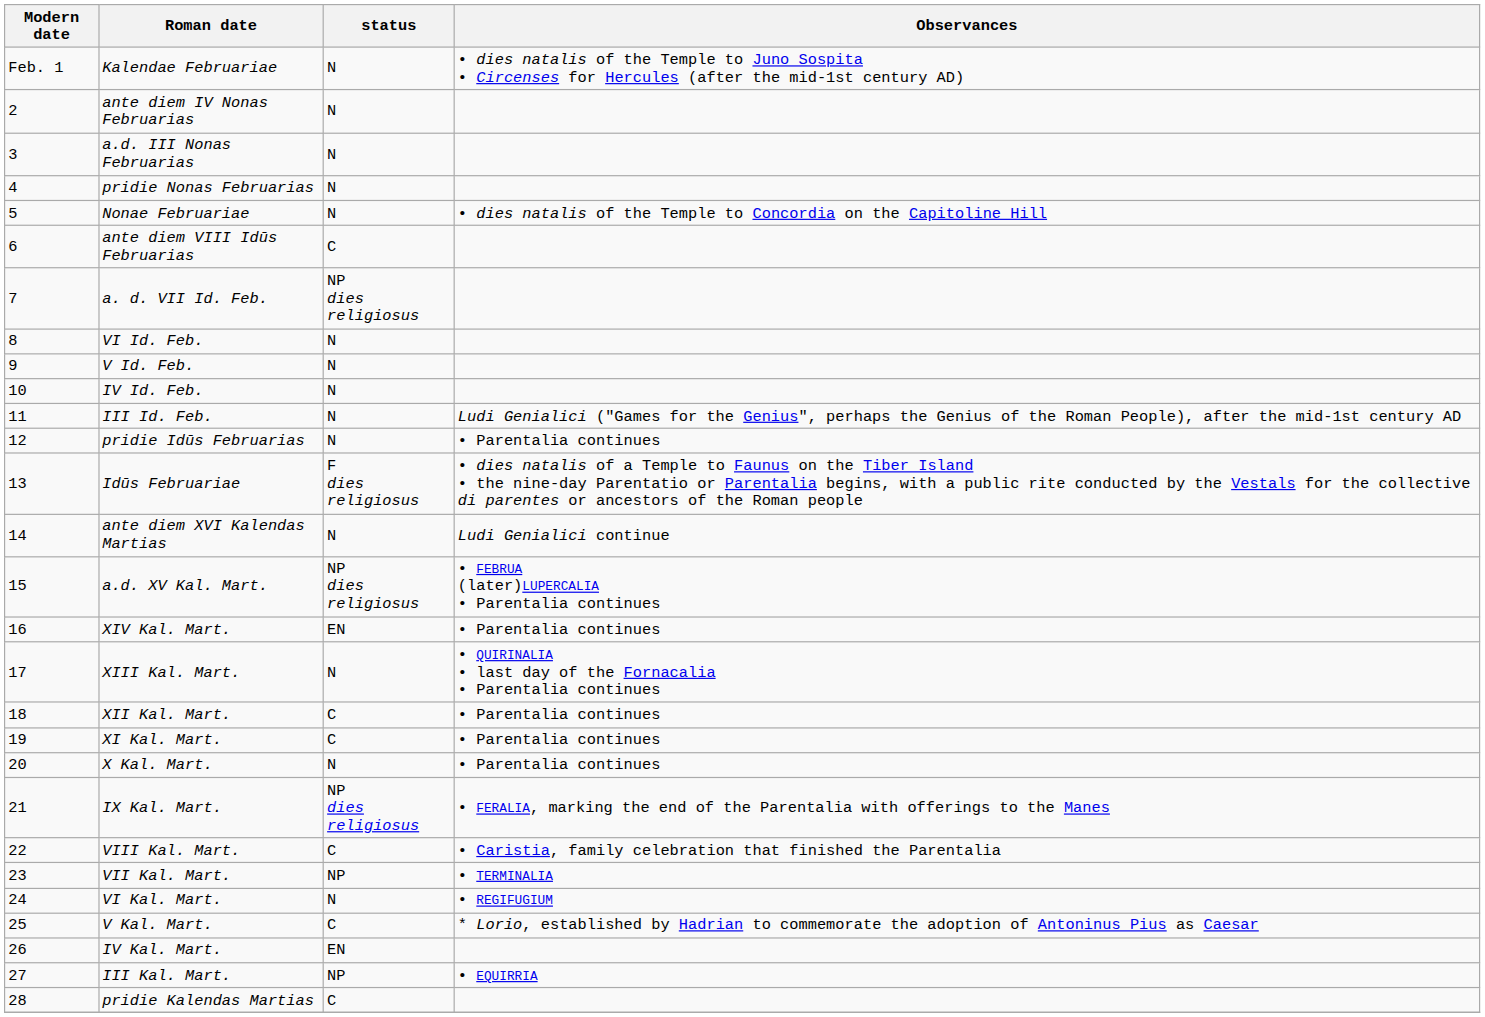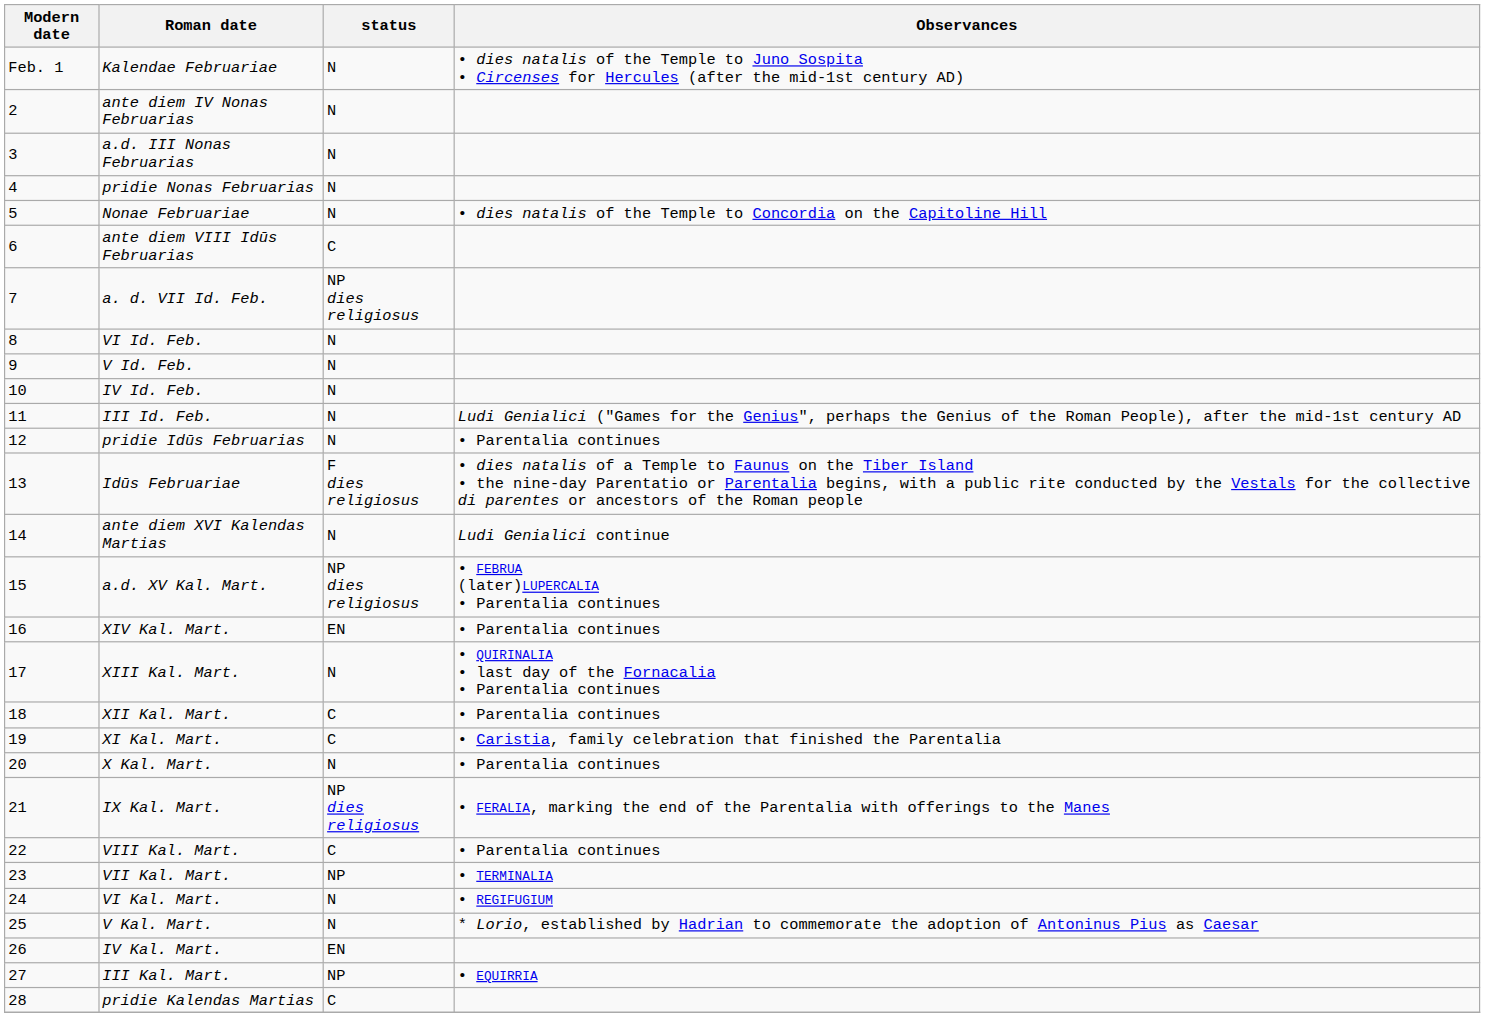(559, 740) • Parentalia continues -> (729, 740) • Caristia, family celebration that finished the Parentalia
(729, 850) • Caristia, family celebration that finished the Parentalia -> (559, 850) • Parentalia continues
(332, 925) C -> (332, 925) N
